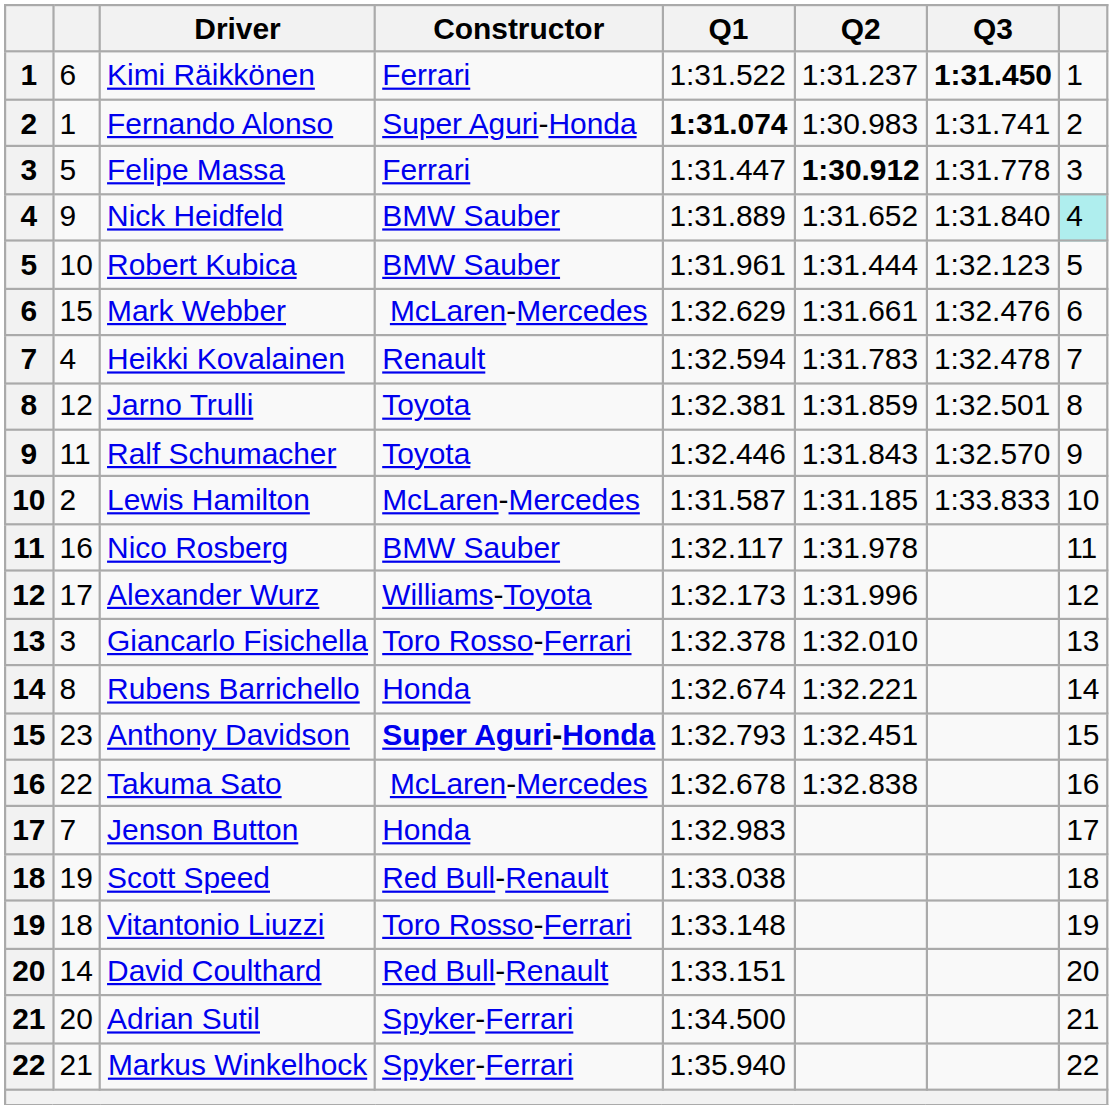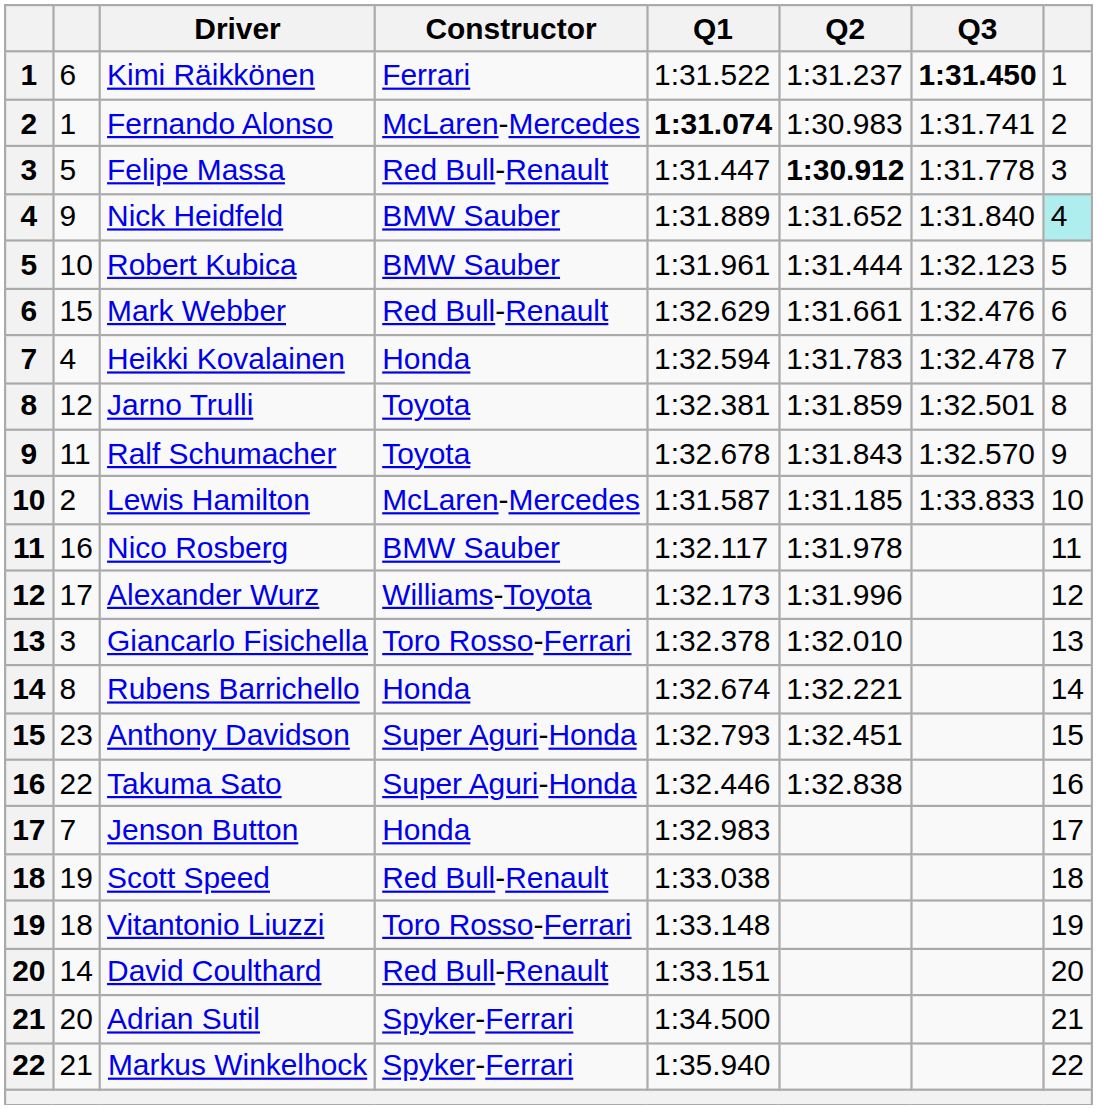(509, 123) Super Aguri-Honda -> (511, 123) McLaren-Mercedes
(426, 170) Ferrari -> (495, 170) Red Bull-Renault
(519, 311) McLaren-Mercedes -> (495, 311) Red Bull-Renault
(434, 358) Renault -> (426, 358) Honda
(728, 453) 1:32.446 -> (712, 453) 1:32.678
(519, 736) bold -> (509, 736) normal
(519, 783) McLaren-Mercedes -> (509, 783) Super Aguri-Honda
(728, 783) 1:32.678 -> (712, 783) 1:32.446
